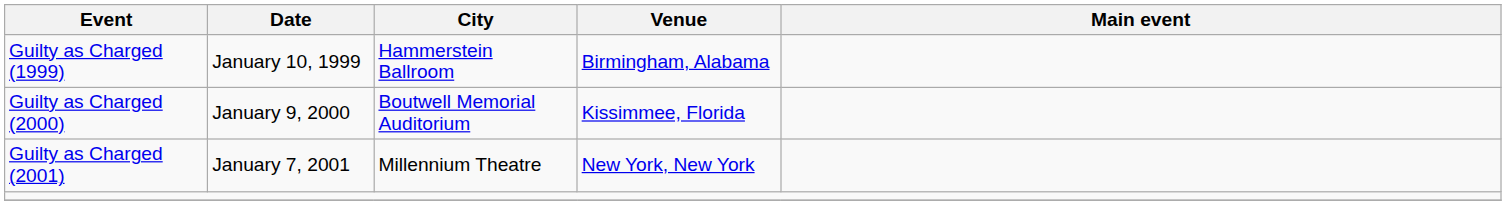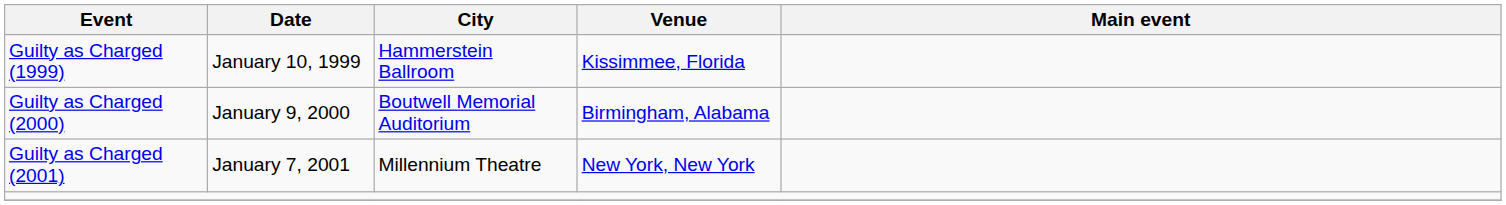(676, 60) Birmingham, Alabama -> (663, 60) Kissimmee, Florida
(663, 113) Kissimmee, Florida -> (676, 113) Birmingham, Alabama
